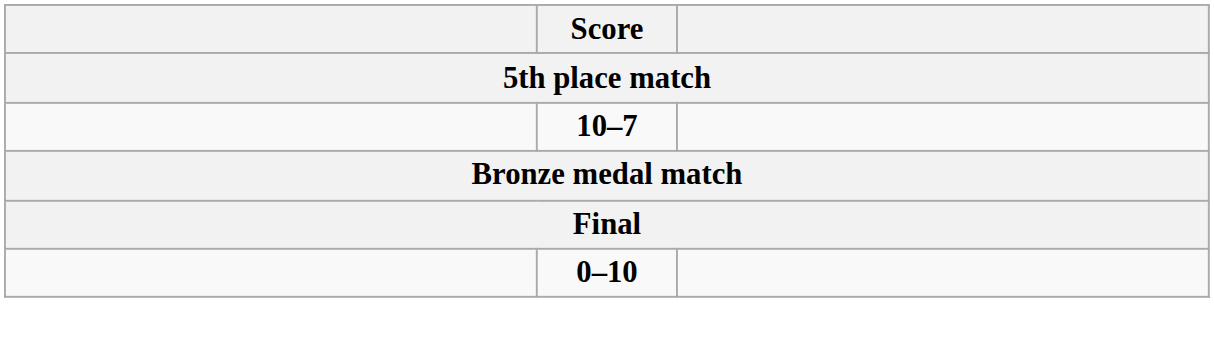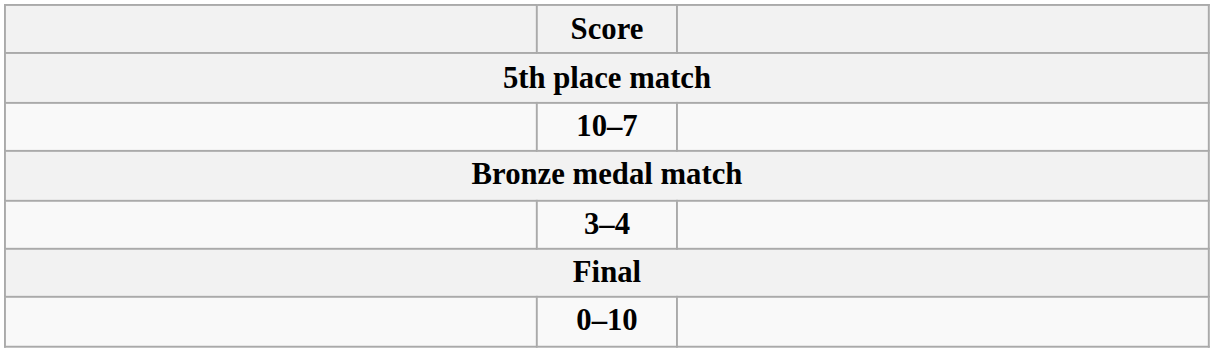+ row: (607, 223)
